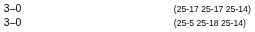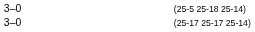rows swapped: (212, 9) <-> (210, 23)
